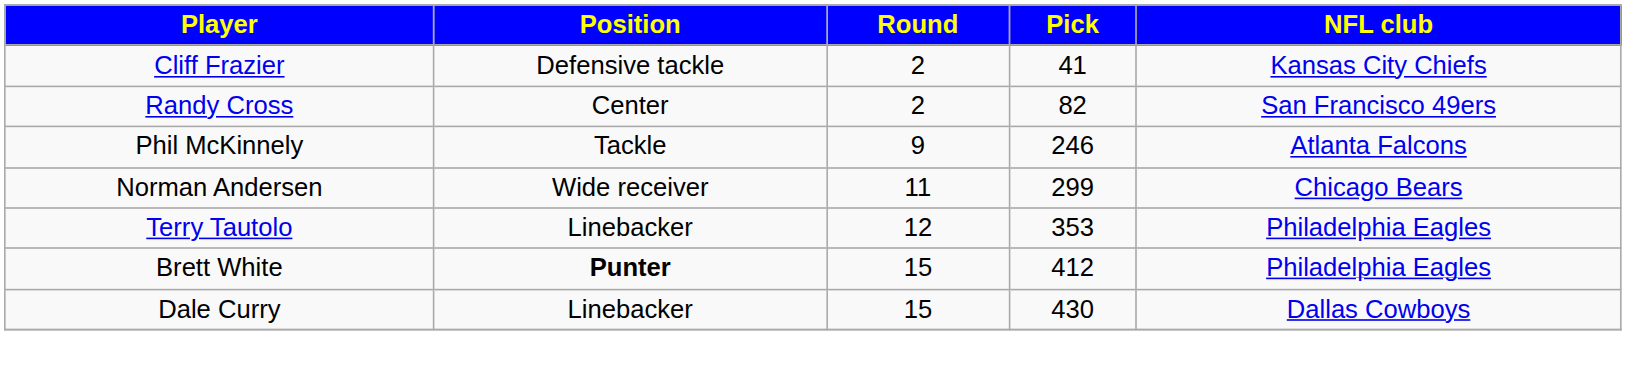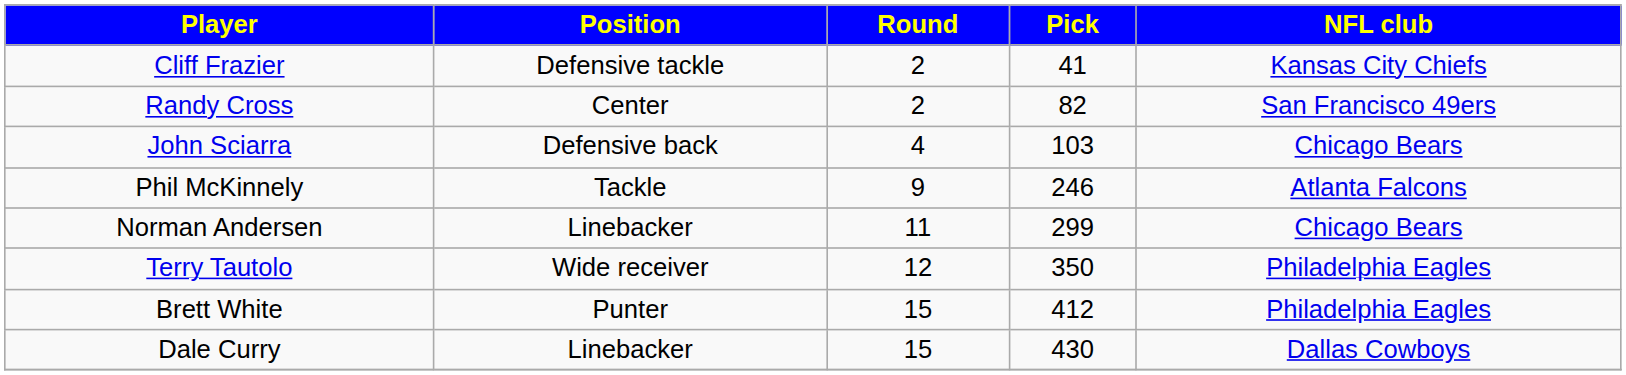+ row: (219, 146)
(630, 187) Wide receiver -> (630, 227) Linebacker
(630, 227) Linebacker -> (630, 268) Wide receiver
(1073, 227) 353 -> (1073, 268) 350
(630, 268) bold -> (630, 308) normal
